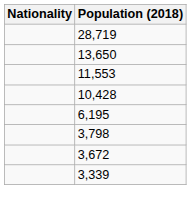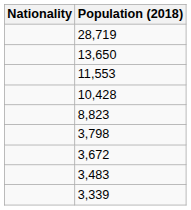+ row: (94, 114)
- row: (94, 114)
+ row: (94, 174)
